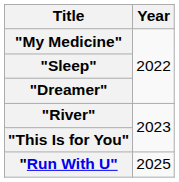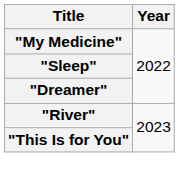- row: (69, 164)
